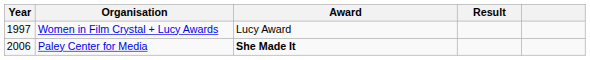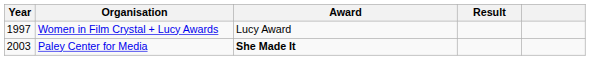(19, 47) 2006 -> (19, 47) 2003
